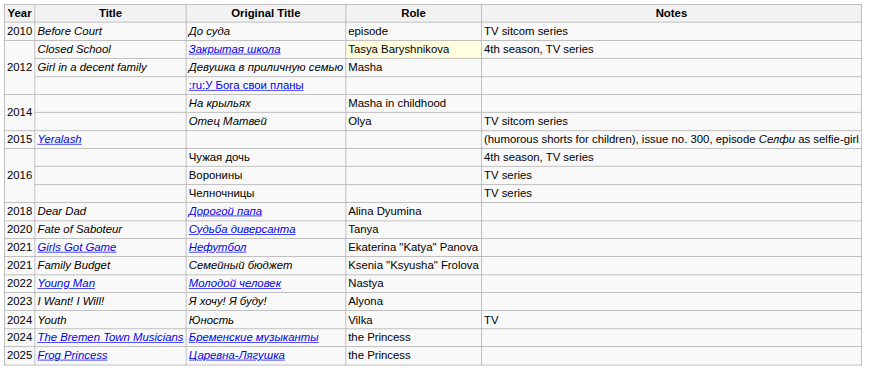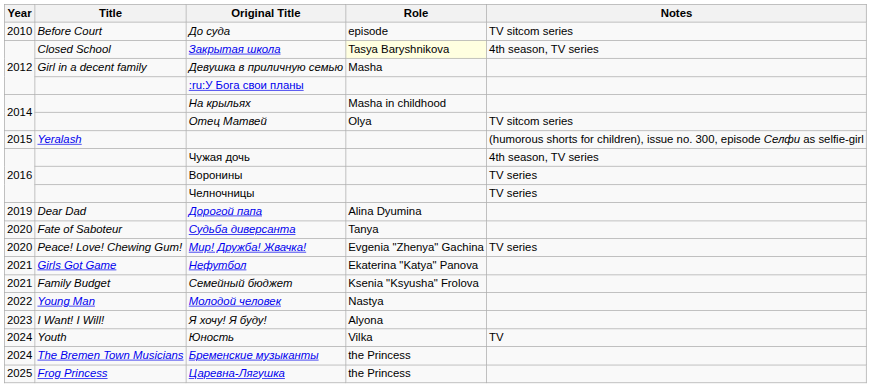(20, 211) 2018 -> (20, 211) 2019
+ row: (247, 247)
